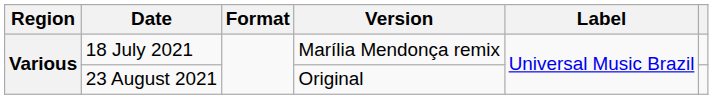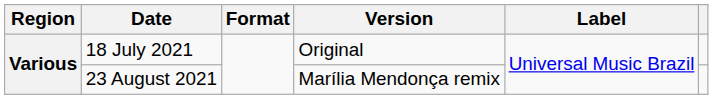(399, 49) Marília Mendonça remix -> (331, 49) Original
(331, 79) Original -> (399, 79) Marília Mendonça remix
